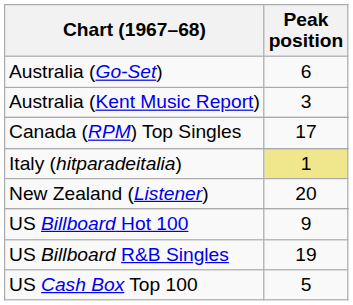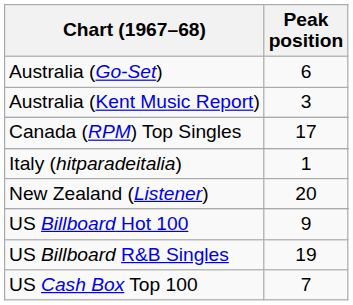(306, 163) khaki background -> (306, 163) no background
(306, 284) 5 -> (306, 284) 7
